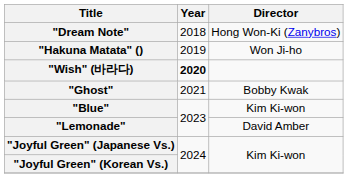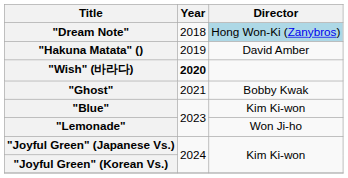(276, 32) no background -> (276, 32) lightblue background
(276, 50) Won Ji-ho -> (276, 50) David Amber
(276, 127) David Amber -> (276, 127) Won Ji-ho
